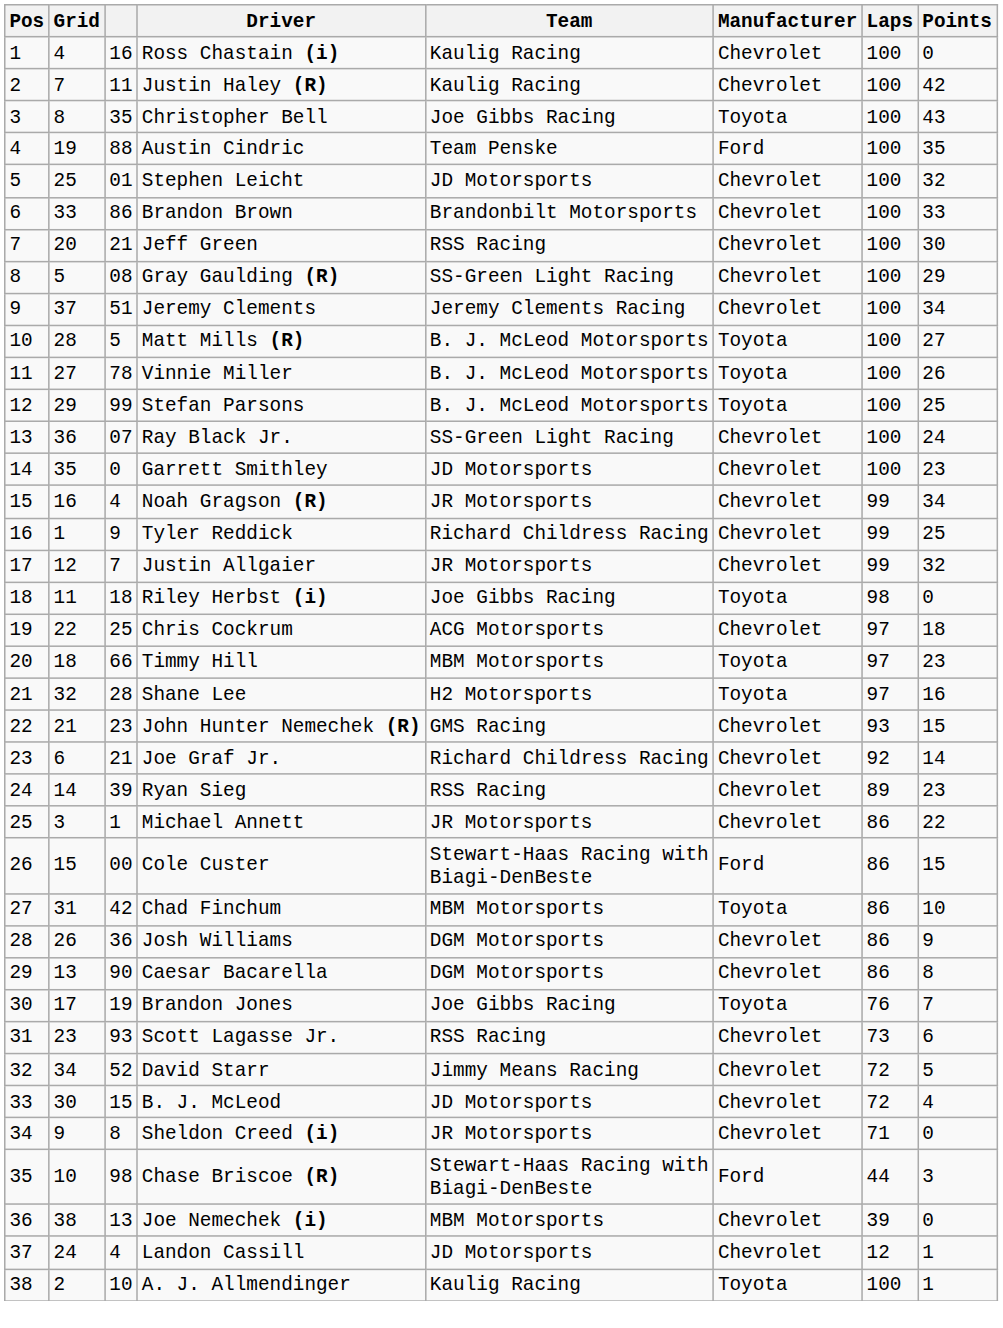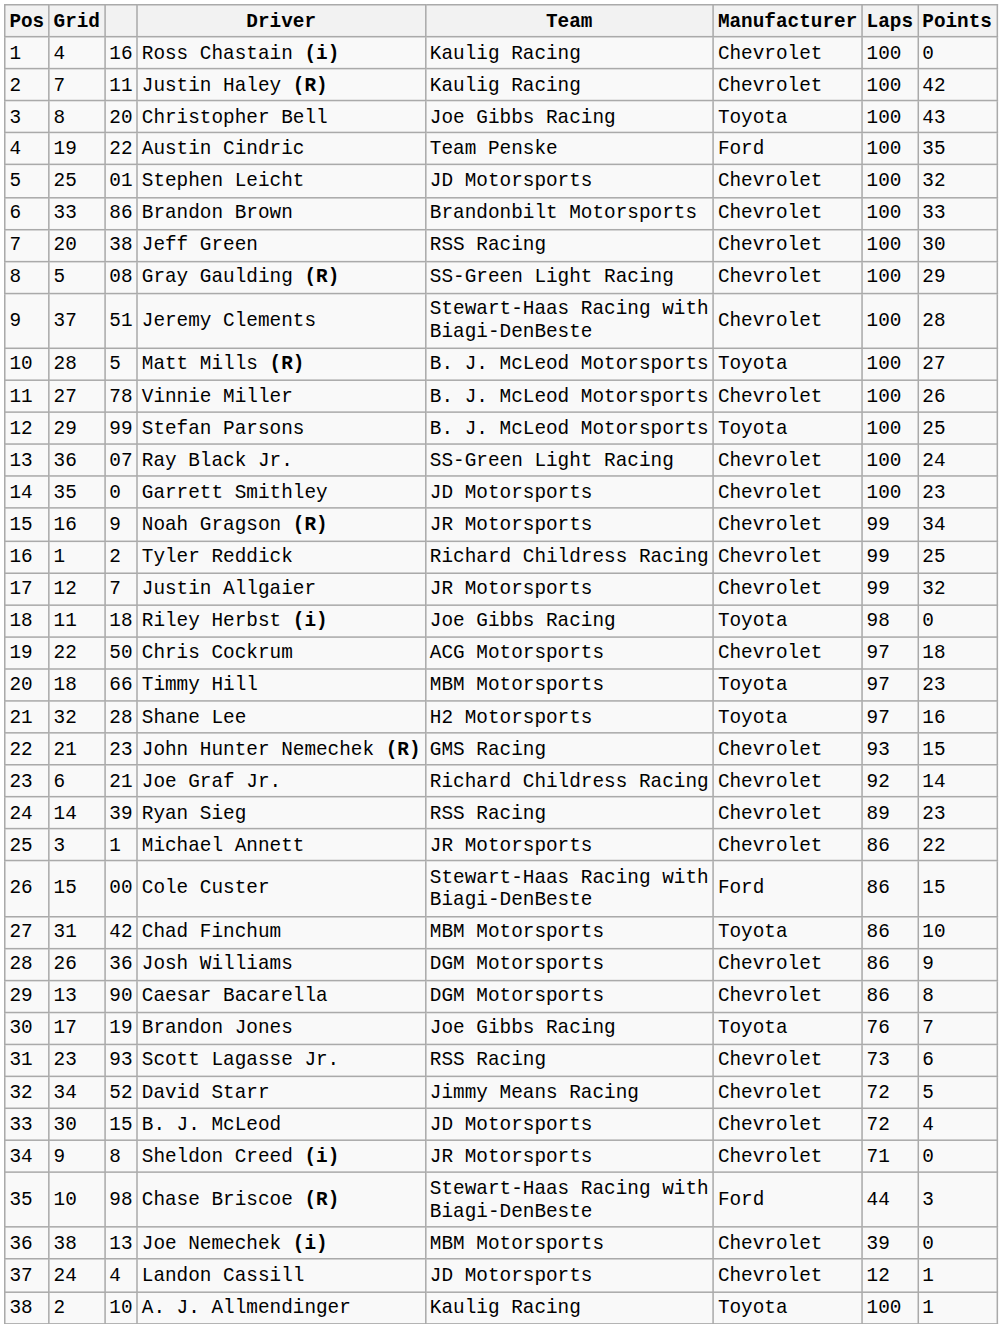(121, 117) 35 -> (121, 117) 20
(121, 149) 88 -> (121, 149) 22
(121, 245) 21 -> (121, 245) 38
(558, 309) Jeremy Clements Racing -> (569, 320) Stewart-Haas Racing with Biagi-DenBeste
(934, 309) 34 -> (934, 320) 28
(753, 373) Toyota -> (770, 396) Chevrolet
(115, 501) 4 -> (115, 524) 9
(115, 534) 9 -> (115, 556) 2
(121, 630) 25 -> (121, 653) 50
